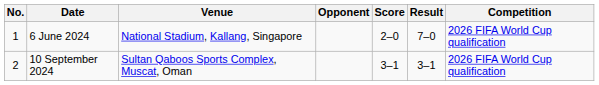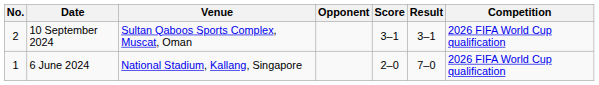rows swapped: (59, 36) <-> (64, 65)
